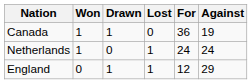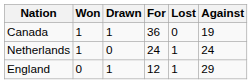columns swapped: (159, 13) <-> (186, 13)
